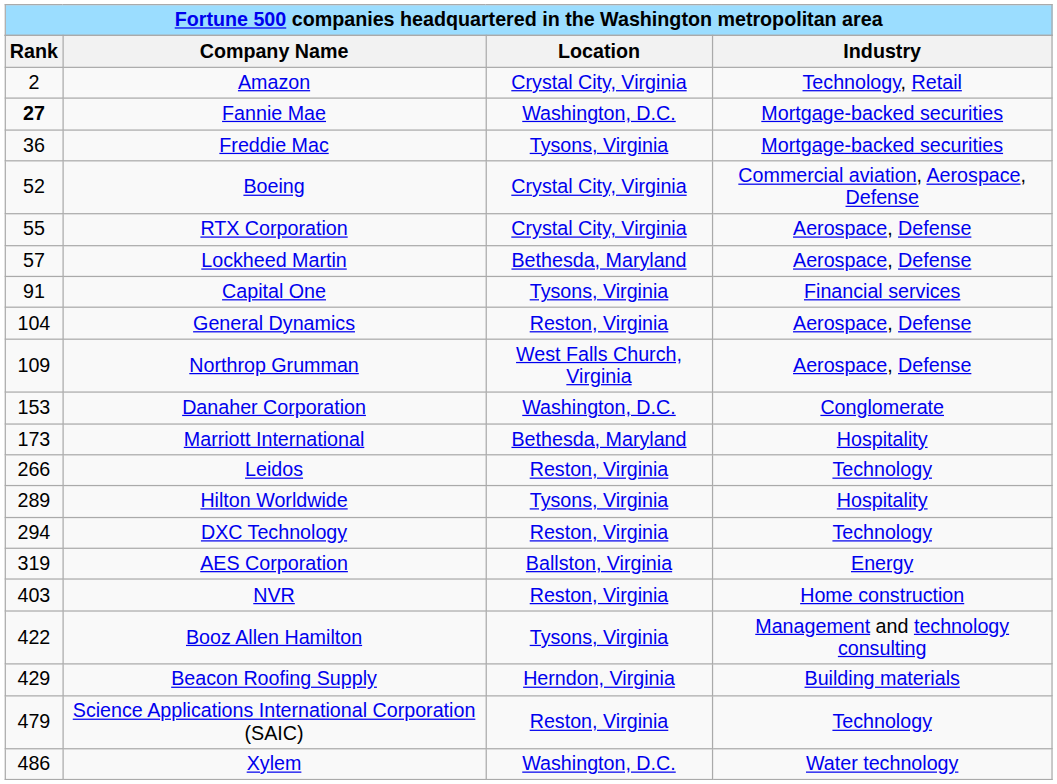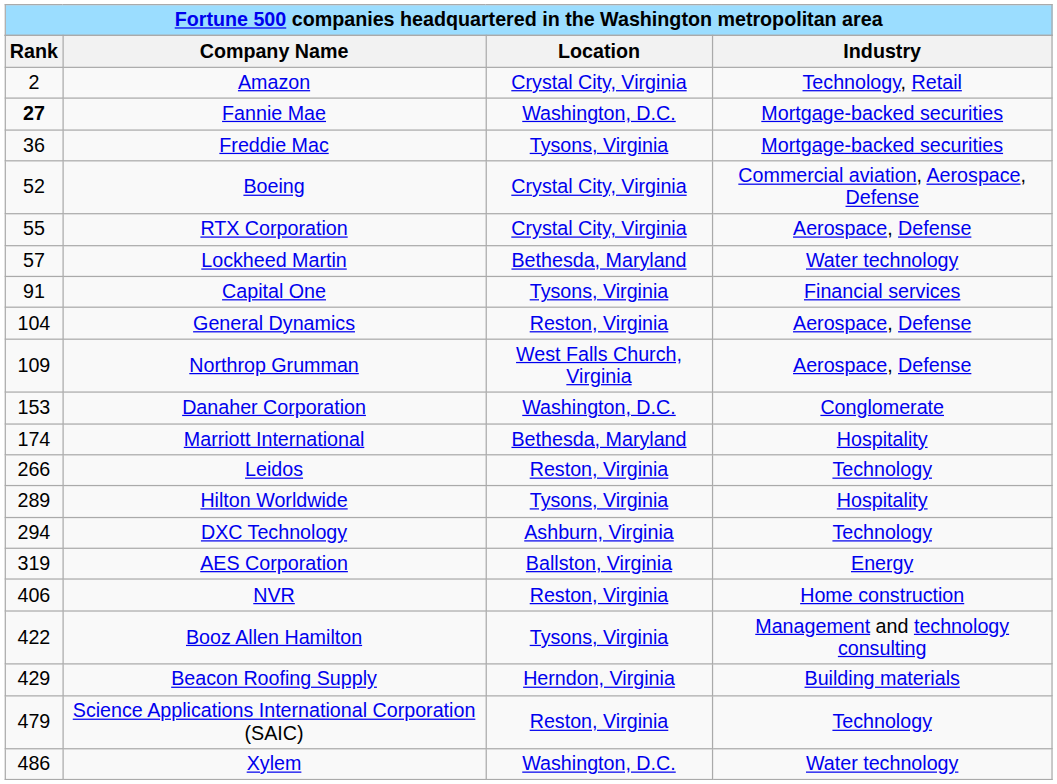(882, 260) Aerospace, Defense -> (882, 260) Water technology
(34, 438) 173 -> (34, 438) 174
(599, 532) Reston, Virginia -> (599, 532) Ashburn, Virginia
(34, 594) 403 -> (34, 594) 406
